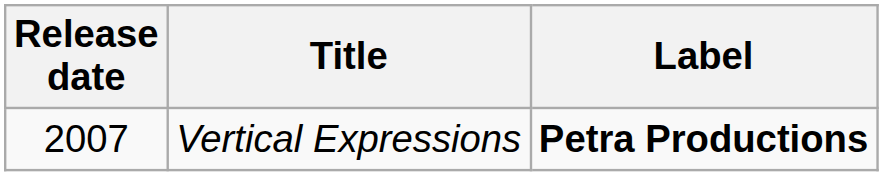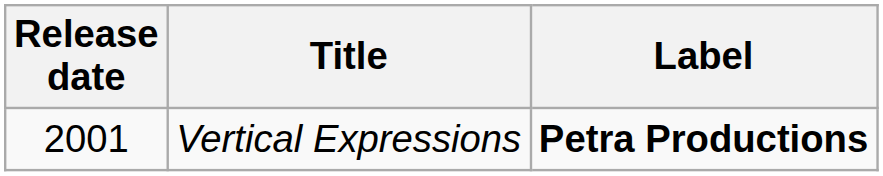(86, 138) 2007 -> (86, 138) 2001
